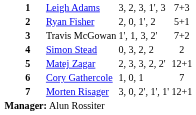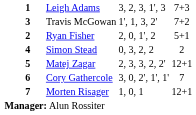rows swapped: (28, 36) <-> (28, 22)
(131, 78) 1, 0, 1 -> (144, 78) 3, 0, 2', 1', 1'
(144, 92) 3, 0, 2', 1', 1' -> (131, 92) 1, 0, 1
